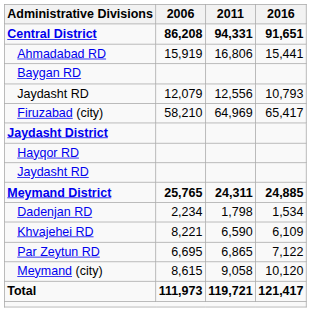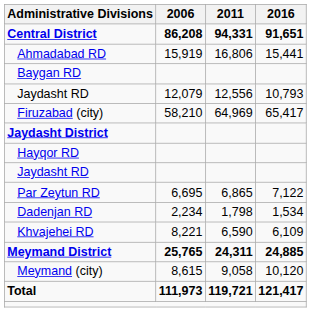rows swapped: (59, 192) <-> (59, 251)
